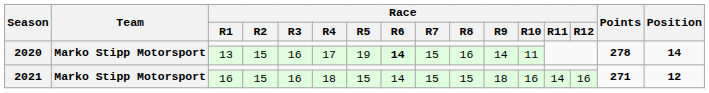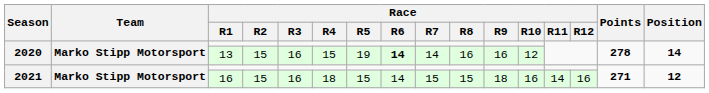(329, 55) 17 -> (329, 55) 15
(432, 55) 15 -> (432, 55) 14
(501, 55) 14 -> (501, 55) 16
(531, 55) 11 -> (531, 55) 12
